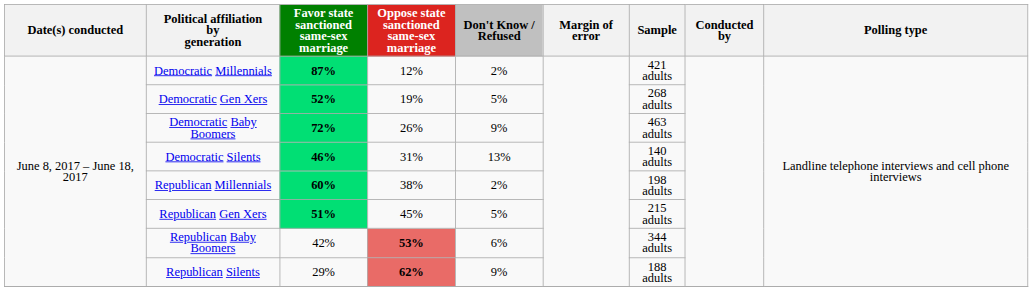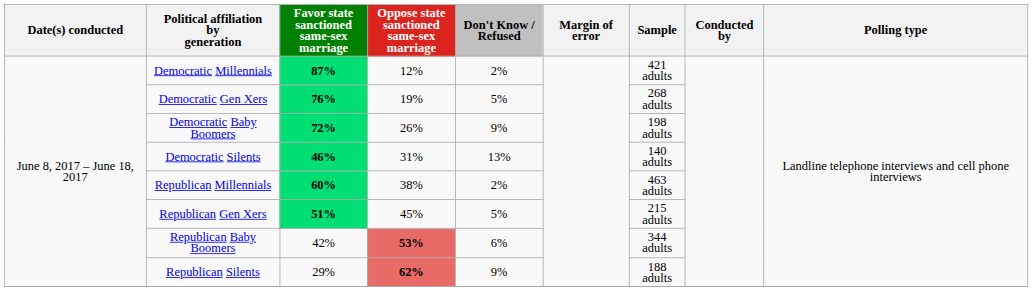(324, 99) 52% -> (324, 99) 76%
(657, 128) 463 adults -> (657, 128) 198 adults
(657, 185) 198 adults -> (657, 185) 463 adults
